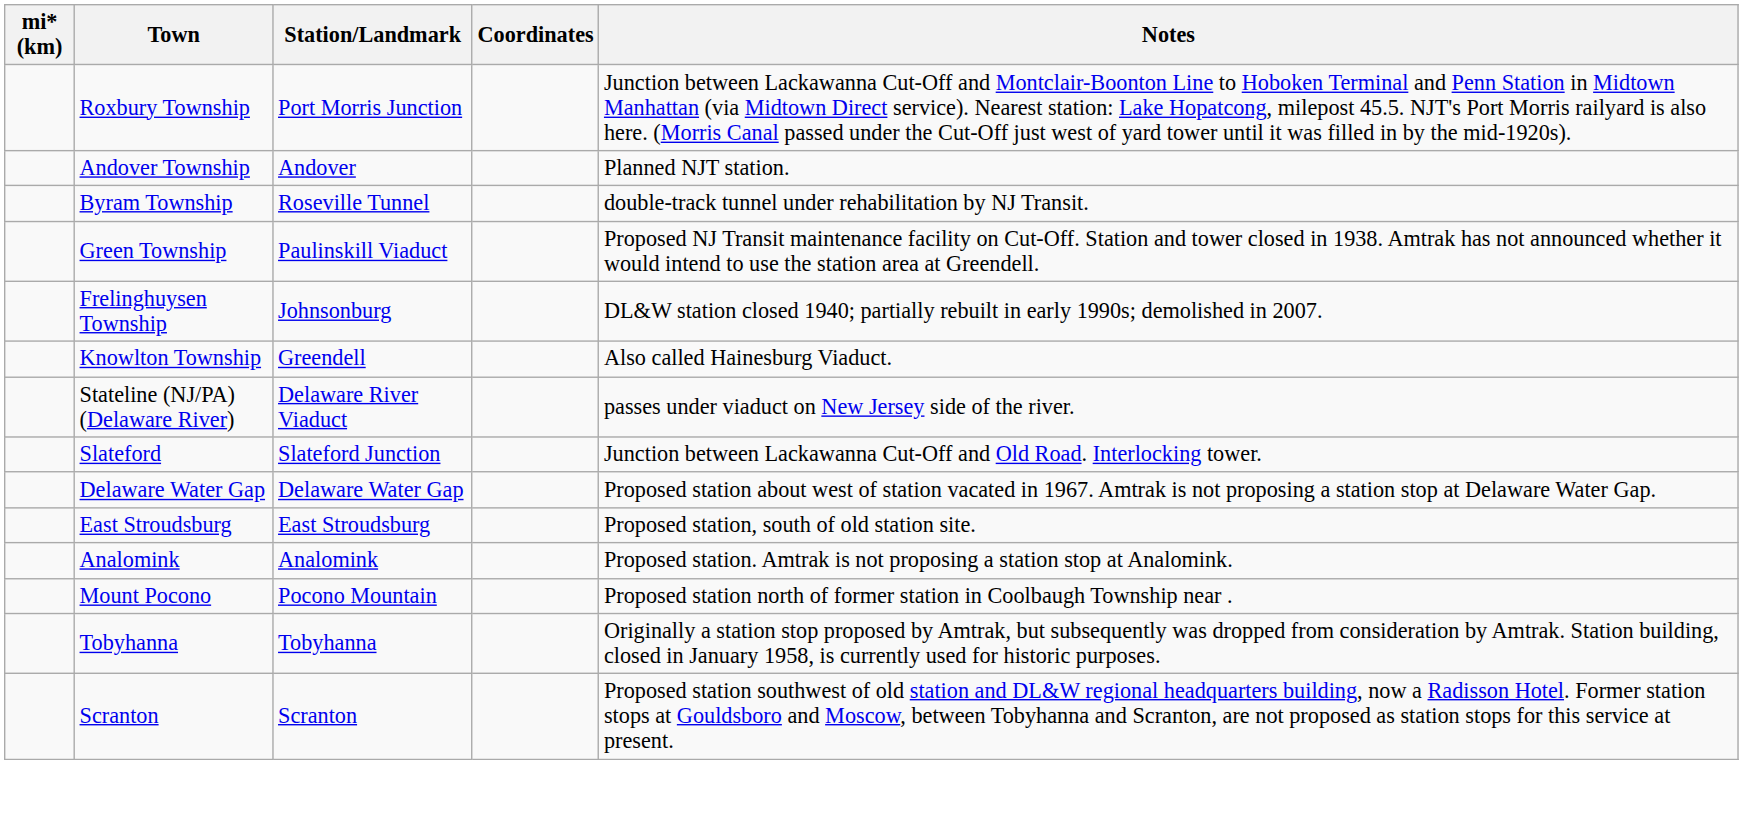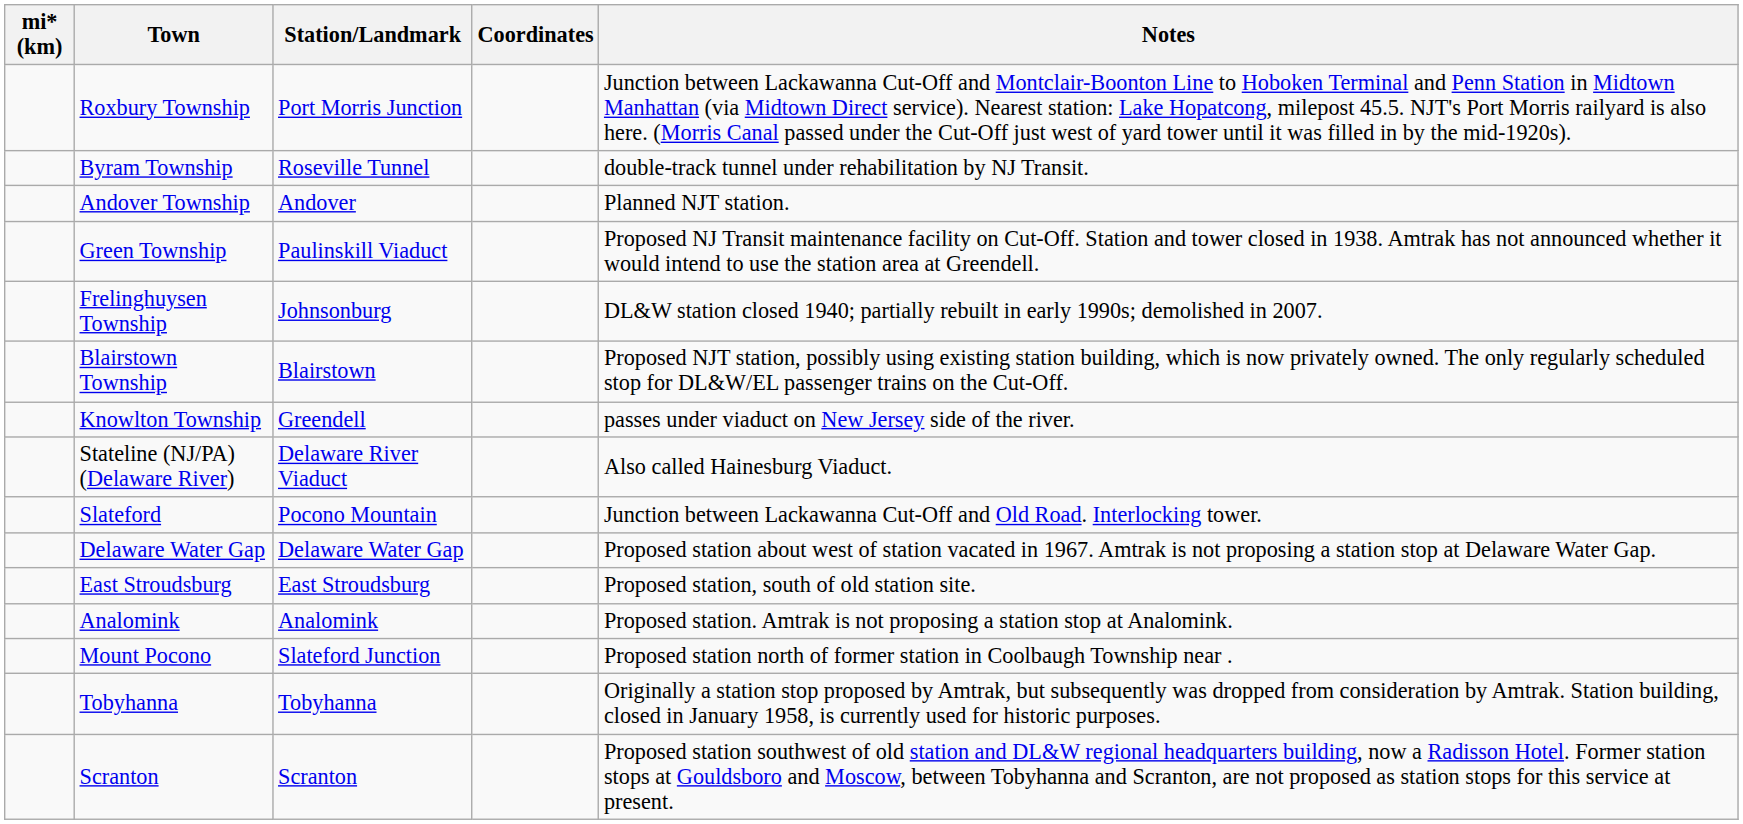rows swapped: (156, 203) <-> (165, 167)
+ row: (128, 371)
(748, 358) Also called Hainesburg Viaduct. -> (839, 419) passes under viaduct on New Jersey side of the river.
(839, 406) passes under viaduct on New Jersey side of the river. -> (748, 466) Also called Hainesburg Viaduct.
(359, 454) Slateford Junction -> (357, 514) Pocono Mountain
(357, 595) Pocono Mountain -> (359, 655) Slateford Junction
